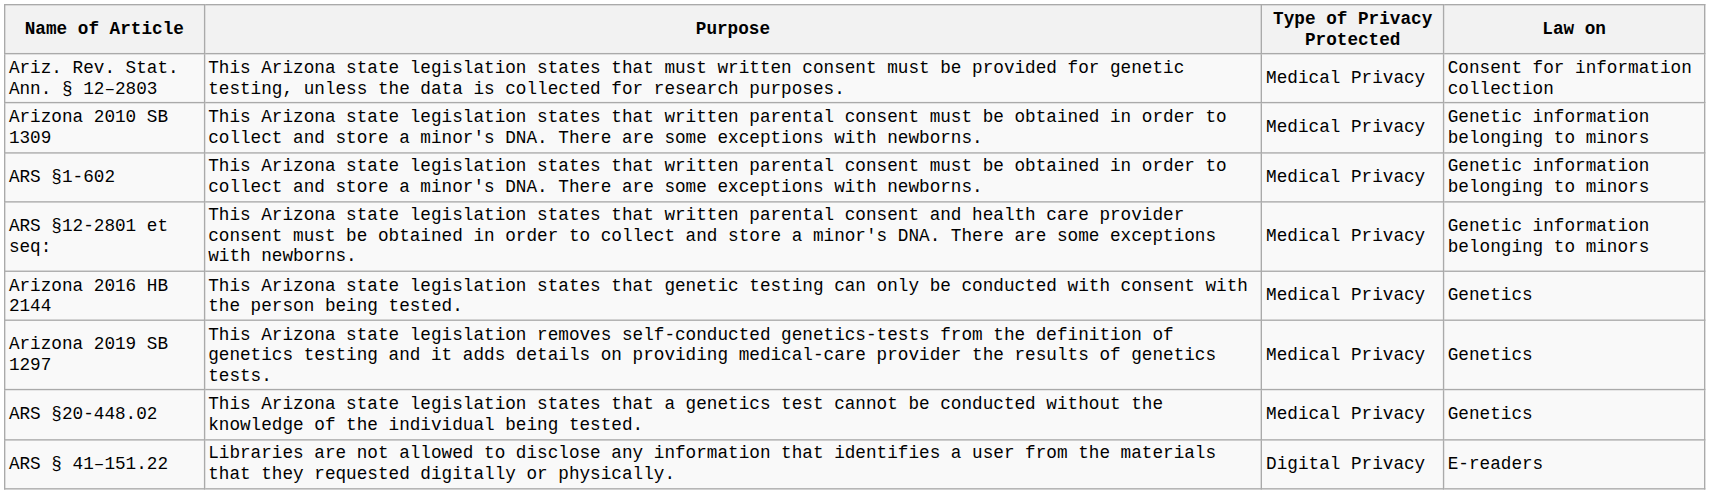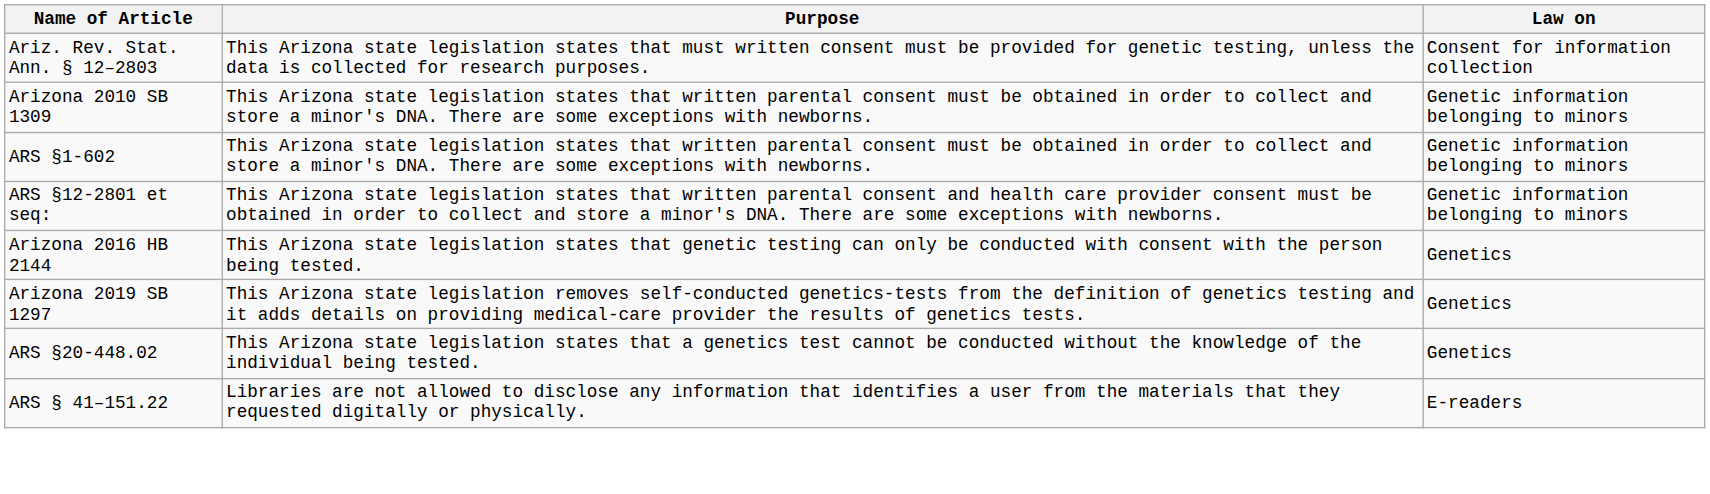- column: (1353, 29)
